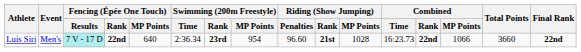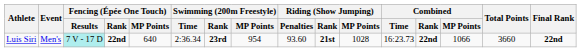(297, 40) 96.60 -> (297, 40) 93.60
